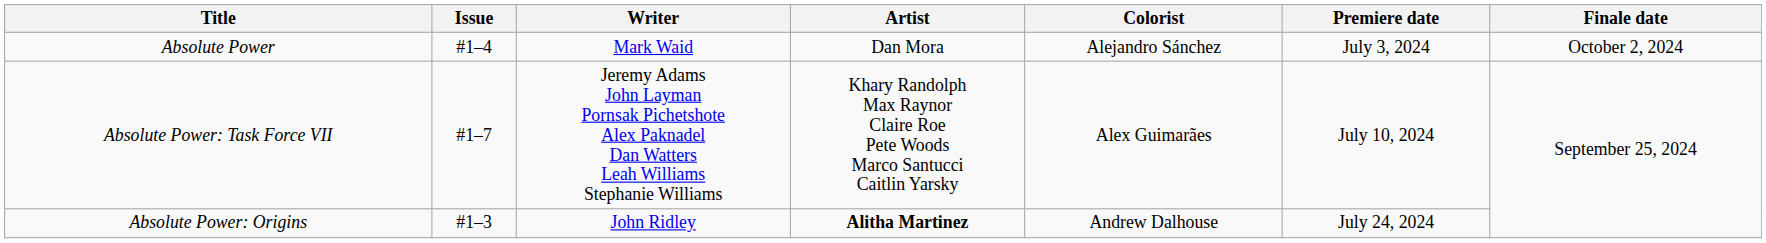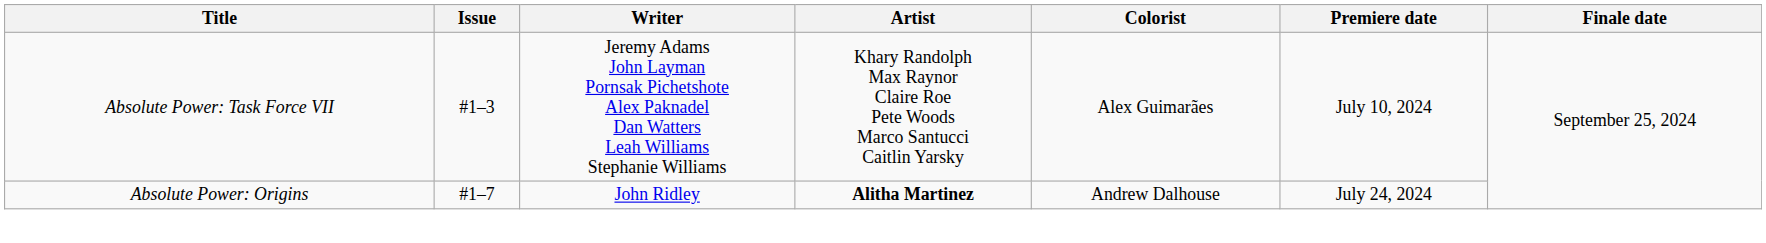- row: (218, 46)
(474, 134) #1–7 -> (477, 106) #1–3
(474, 222) #1–3 -> (477, 194) #1–7
